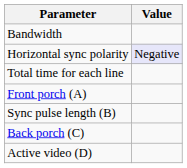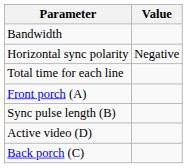(157, 53) lavender background -> (157, 53) no background
rows swapped: (46, 133) <-> (50, 152)
